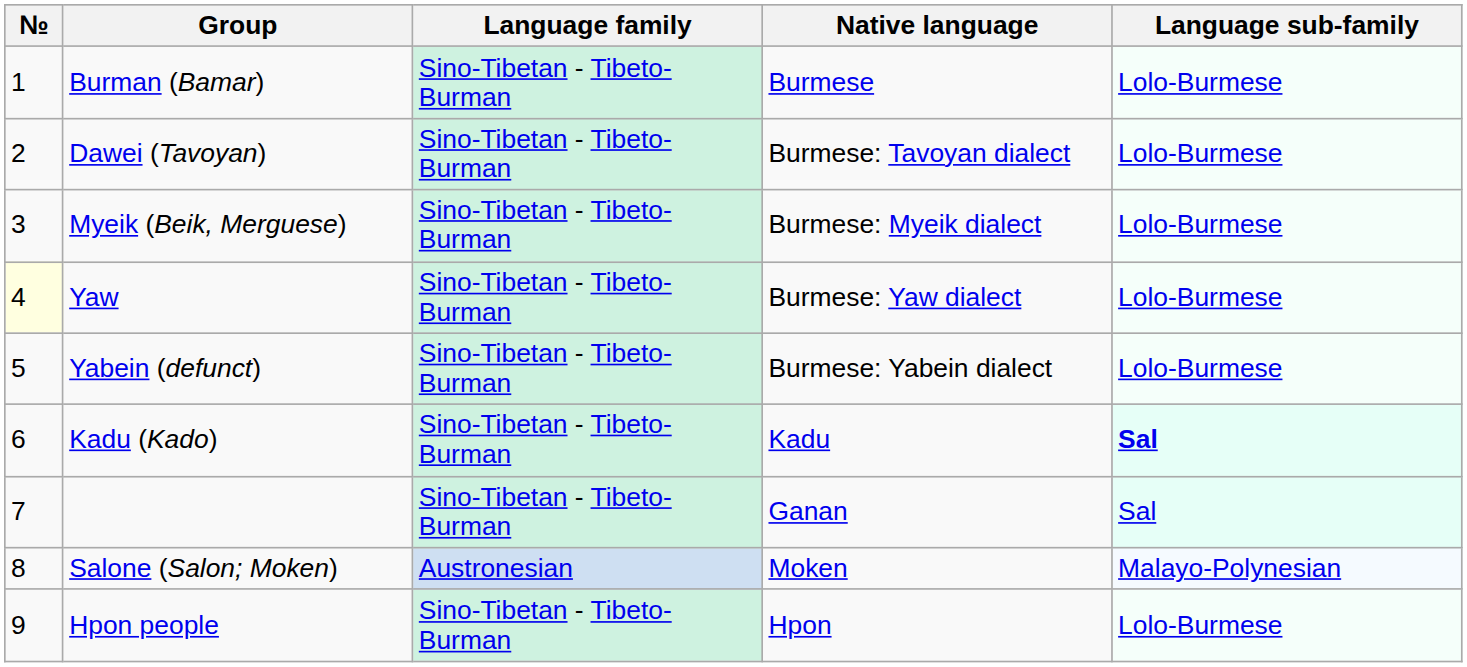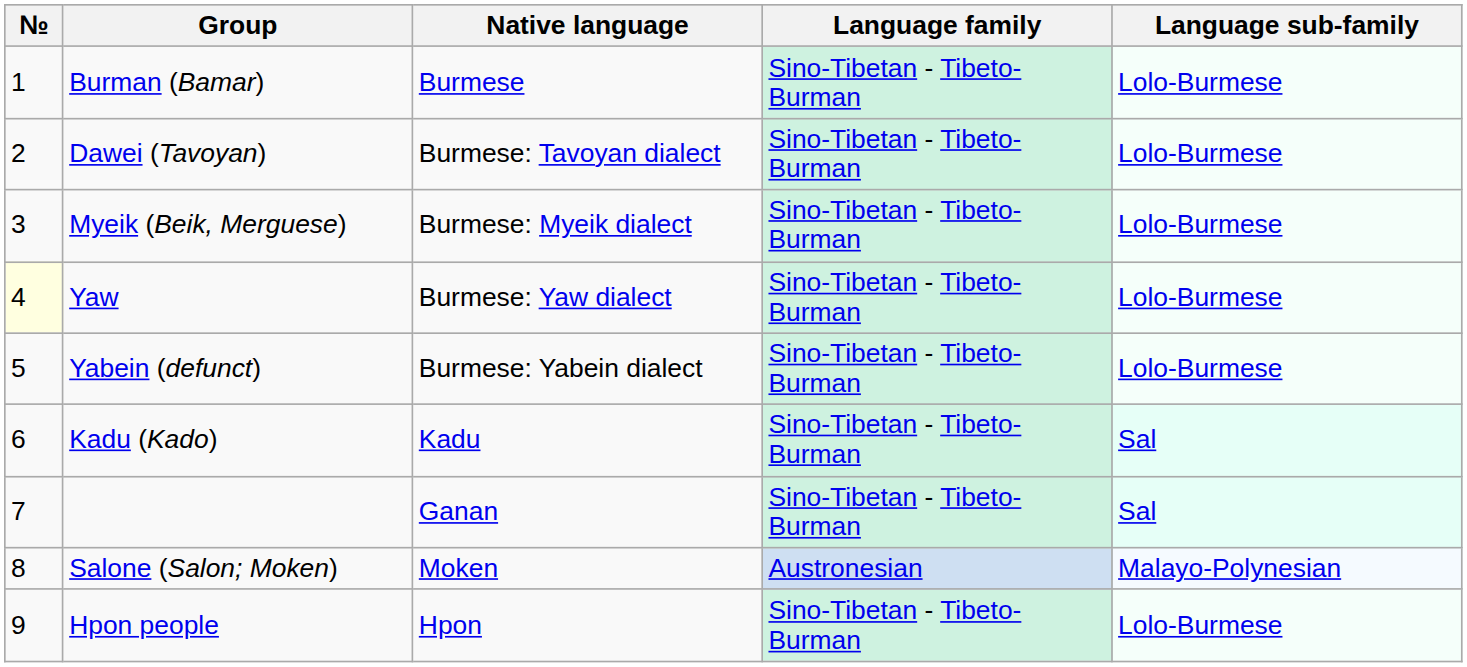columns swapped: (937, 25) <-> (588, 25)
(1138, 439) bold -> (1137, 439) normal
